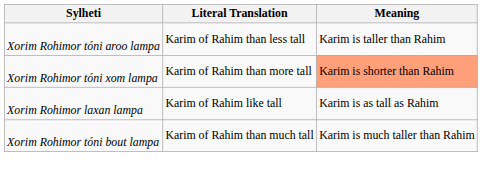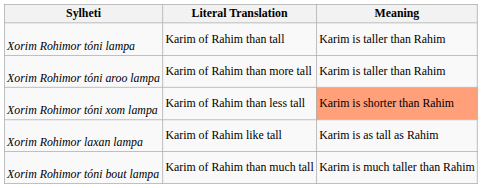+ row: (71, 45)
(235, 39) Karim of Rahim than less tall -> (239, 71) Karim of Rahim than more tall
(239, 71) Karim of Rahim than more tall -> (235, 103) Karim of Rahim than less tall
